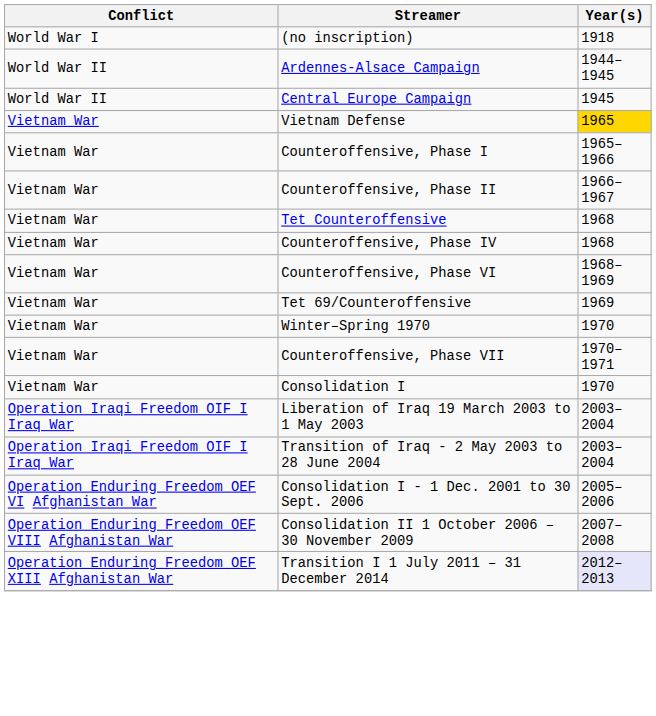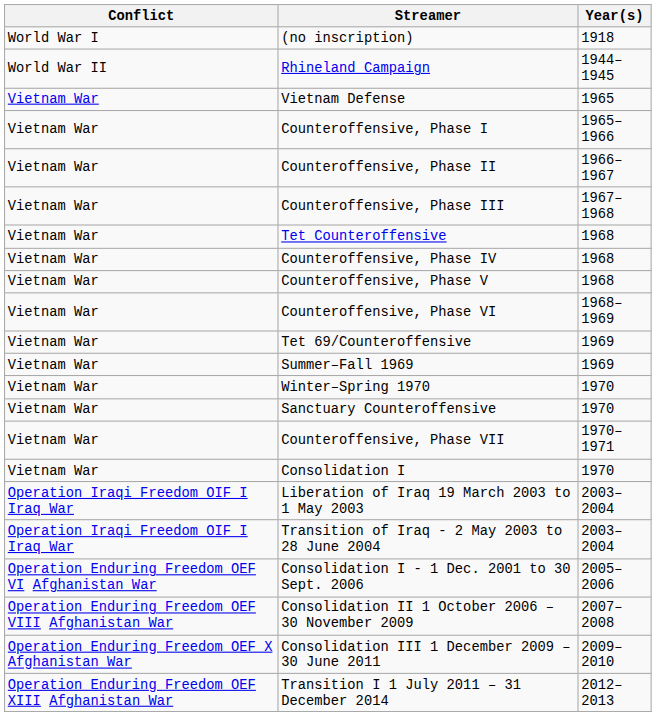+ row: (356, 69)
- row: (380, 69)
- row: (376, 99)
(598, 121) gold background -> (598, 99) no background
+ row: (393, 206)
+ row: (385, 281)
+ row: (347, 365)
+ row: (389, 410)
+ row: (426, 654)
(602, 571) lavender background -> (602, 693) no background
